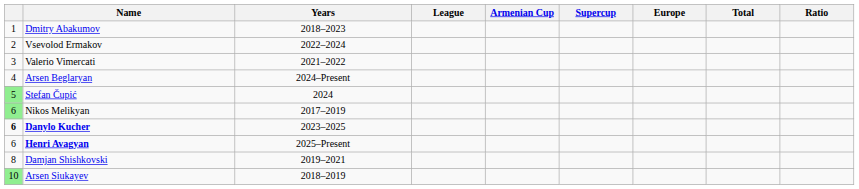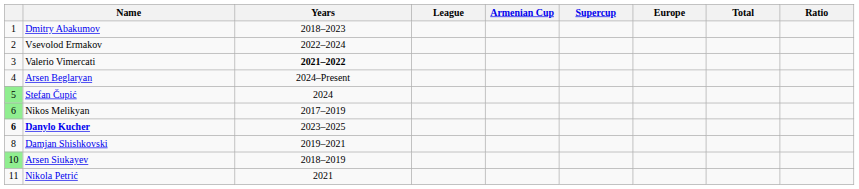(323, 62) normal -> (323, 62) bold
- row: (57, 144)
+ row: (51, 176)
